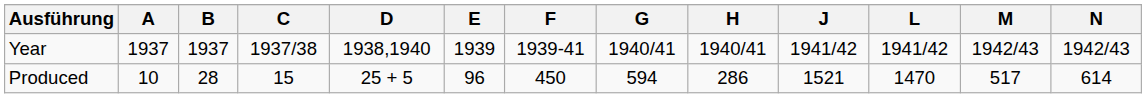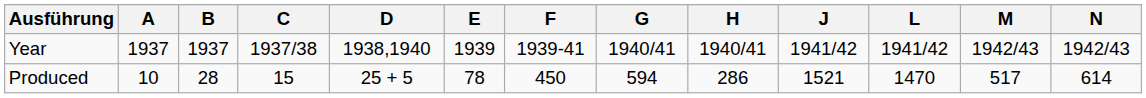(474, 78) 96 -> (474, 78) 78
